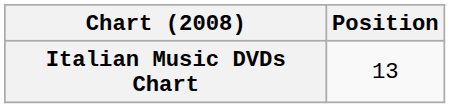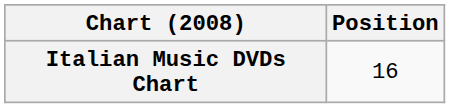(385, 72) 13 -> (385, 72) 16
